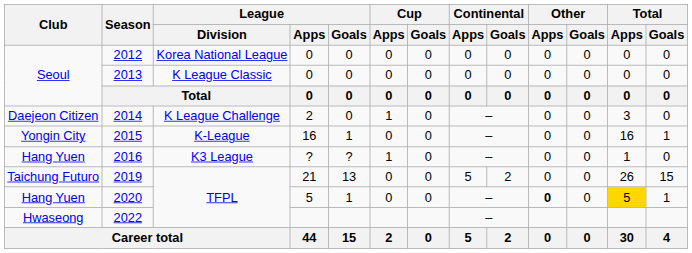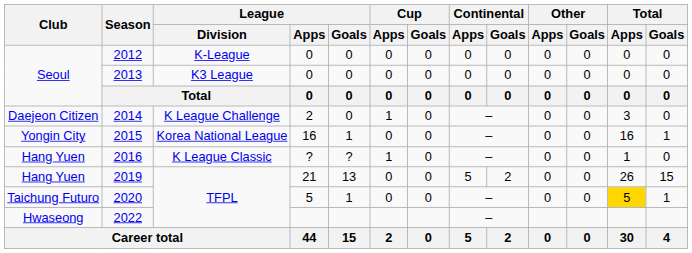(222, 55) Korea National League -> (222, 55) K-League
(222, 75) K League Classic -> (222, 75) K3 League
(222, 136) K-League -> (222, 136) Korea National League
(222, 156) K3 League -> (222, 156) K League Classic
(53, 177) Taichung Futuro -> (53, 177) Hang Yuen
(53, 197) Hang Yuen -> (53, 197) Taichung Futuro
(547, 197) bold -> (547, 197) normal
